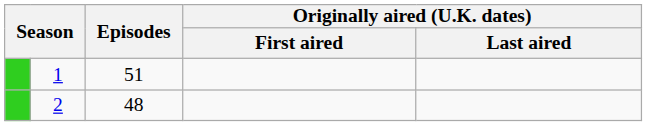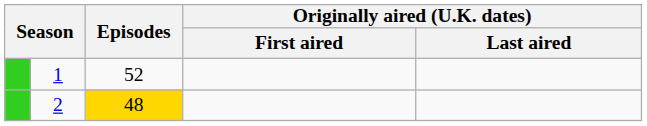(134, 74) 51 -> (134, 74) 52
(134, 105) no background -> (134, 105) gold background
